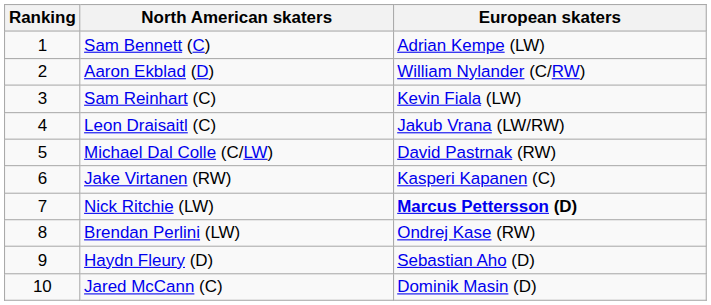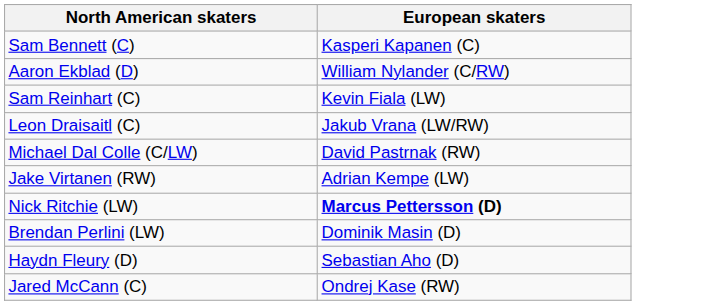- column: (42, 17)
(471, 44) Adrian Kempe (LW) -> (401, 44) Kasperi Kapanen (C)
(476, 179) Kasperi Kapanen (C) -> (395, 179) Adrian Kempe (LW)
(466, 233) Ondrej Kase (RW) -> (391, 233) Dominik Masin (D)
(467, 286) Dominik Masin (D) -> (391, 286) Ondrej Kase (RW)
